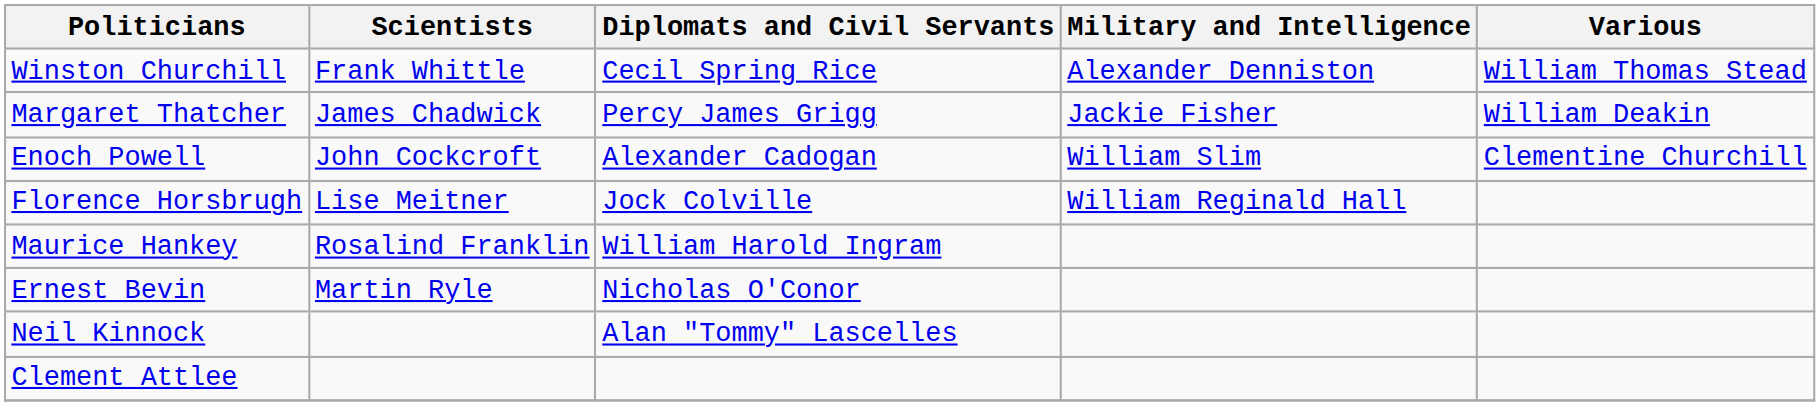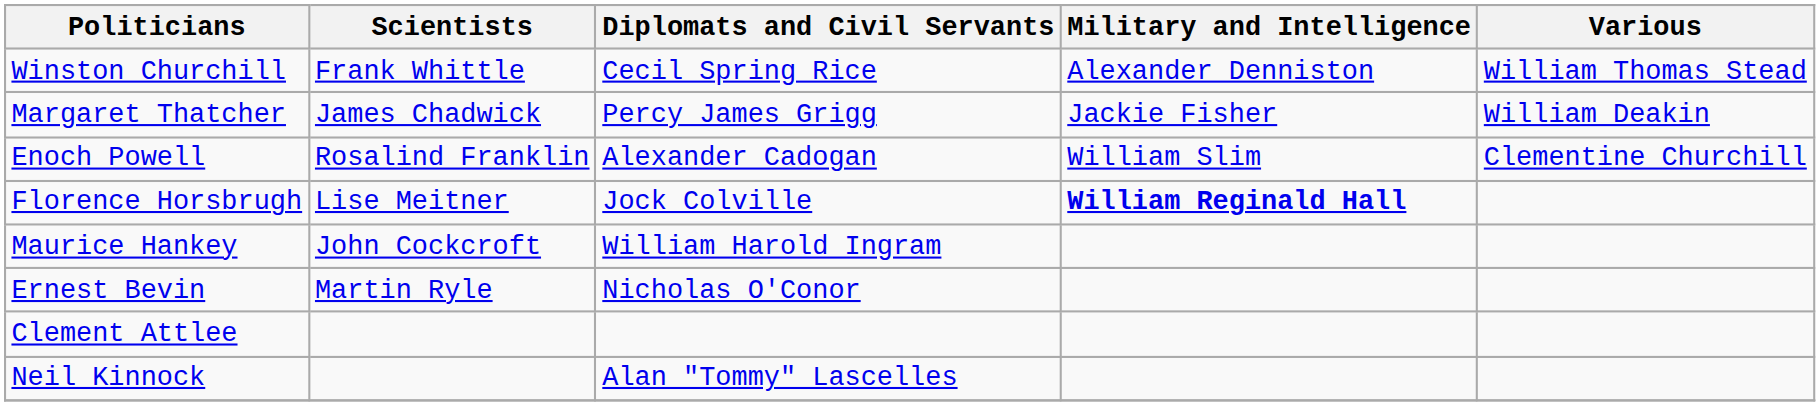(428, 159) John Cockcroft -> (452, 159) Rosalind Franklin
(1237, 202) normal -> (1237, 202) bold
(452, 246) Rosalind Franklin -> (428, 246) John Cockcroft
rows swapped: (108, 334) <-> (124, 378)
